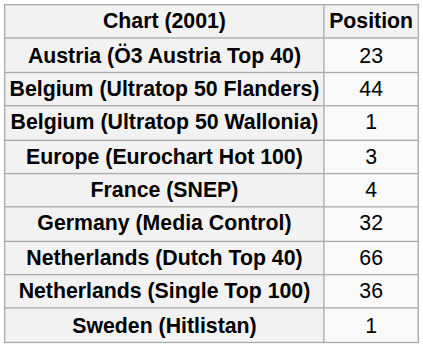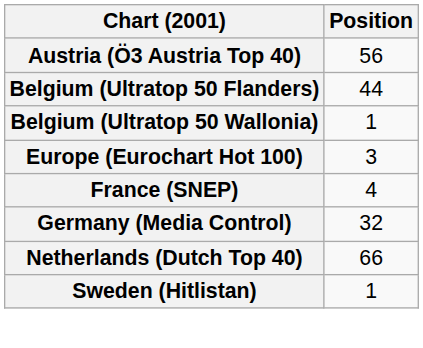(371, 55) 23 -> (371, 55) 56
- row: (164, 291)
